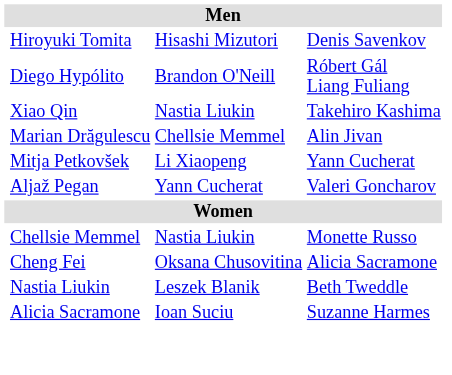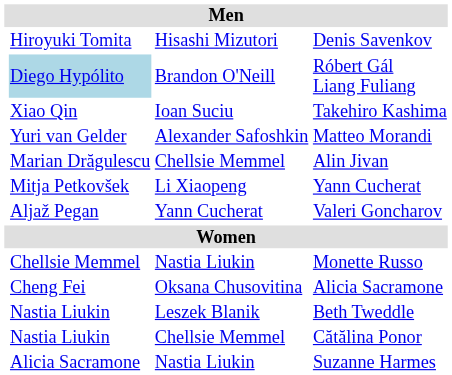(67, 76) no background -> (67, 76) lightblue background
(205, 111) Nastia Liukin -> (194, 111) Ioan Suciu
+ row: (372, 136)
+ row: (367, 337)
(194, 312) Ioan Suciu -> (205, 362) Nastia Liukin
